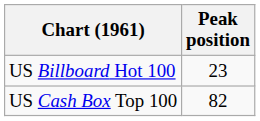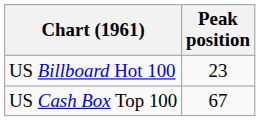(218, 100) 82 -> (218, 100) 67
